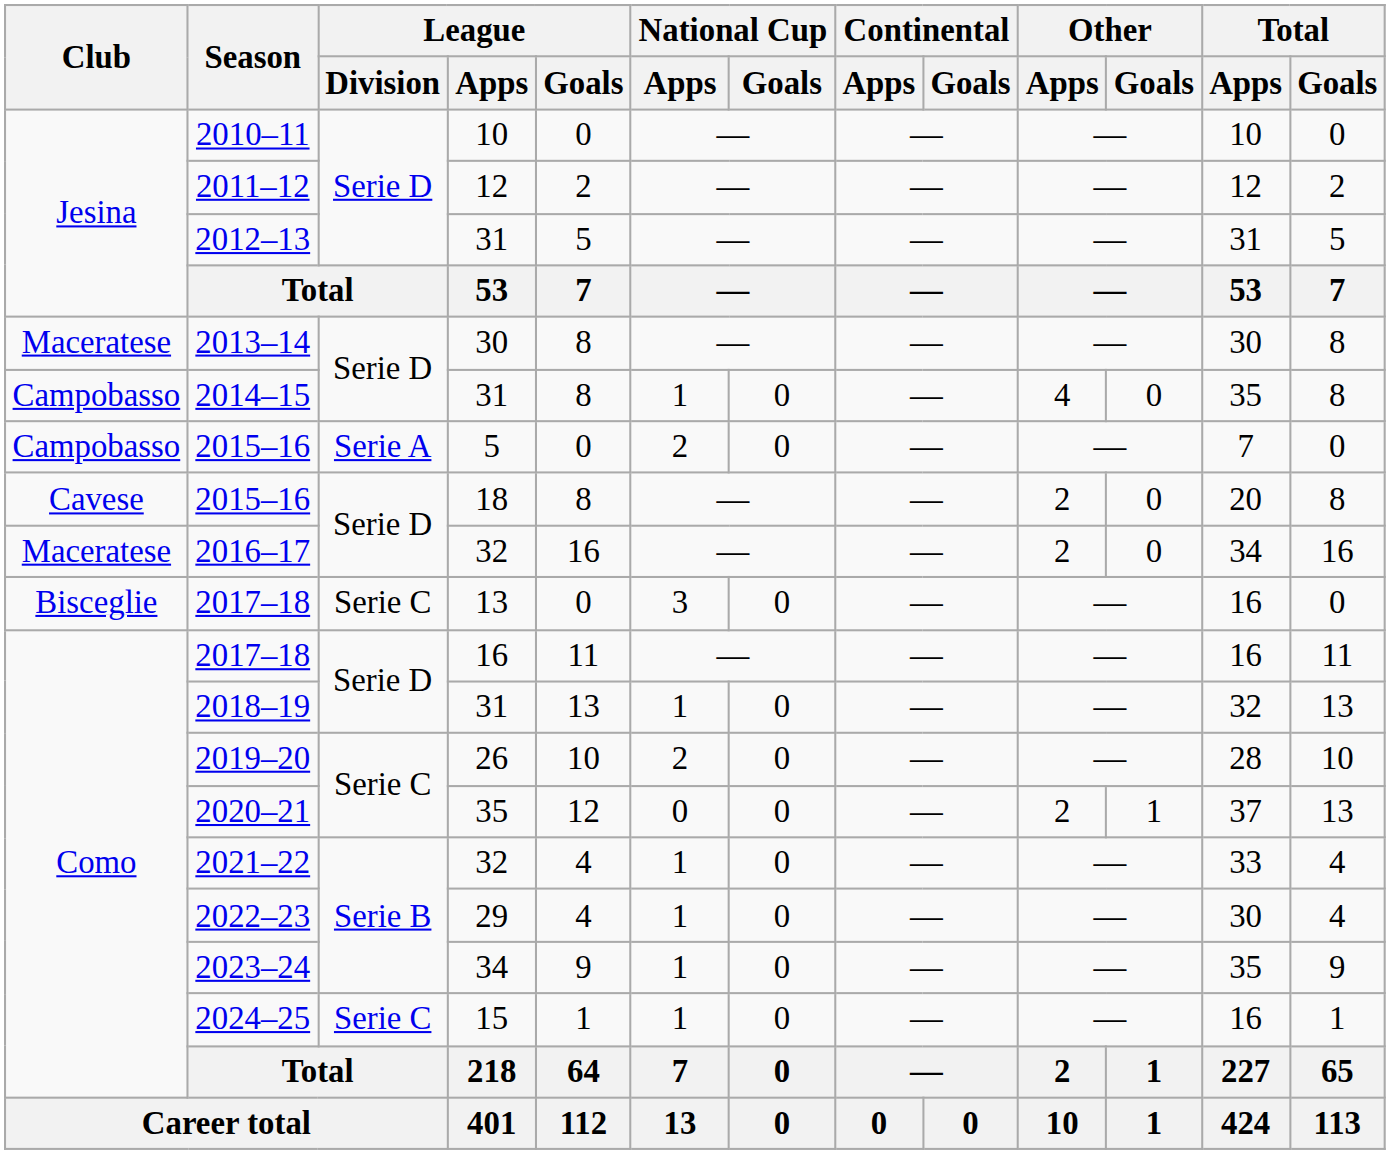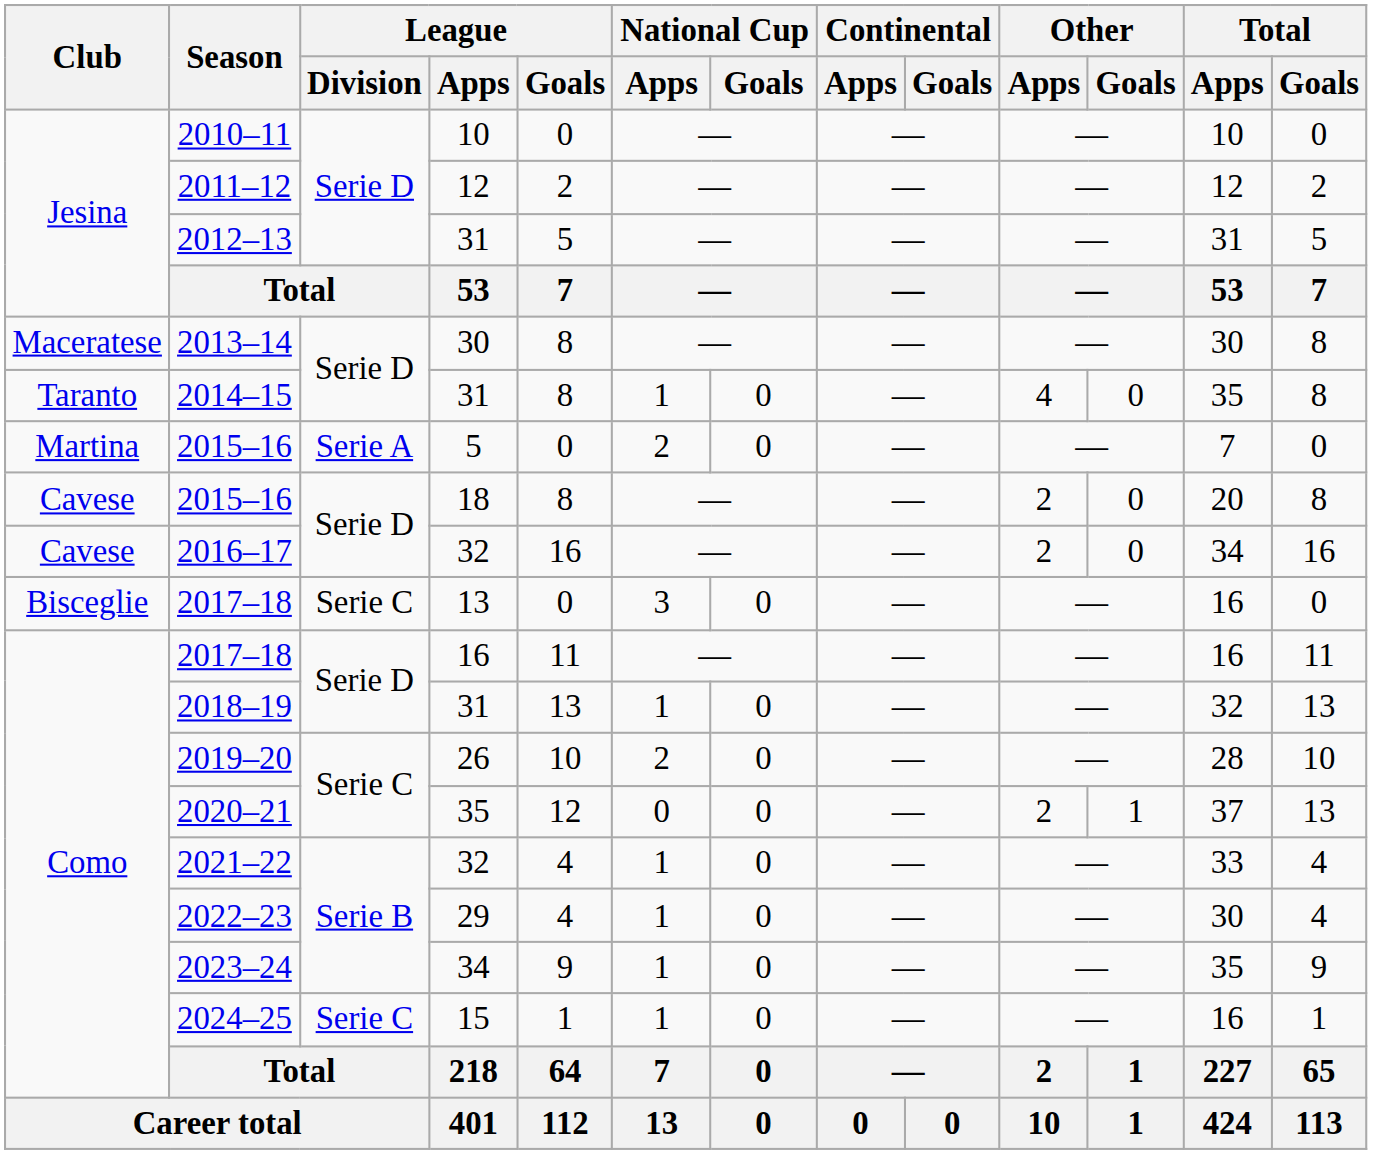(96, 394) Campobasso -> (87, 394) Taranto
(96, 446) Campobasso -> (87, 446) Martina
(96, 550) Maceratese -> (87, 550) Cavese
